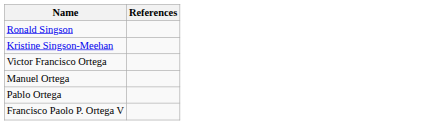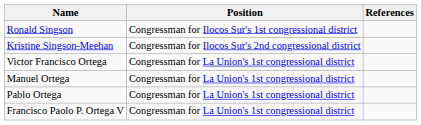+ column: (245, 12)
